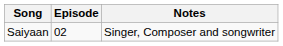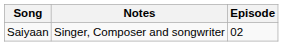columns swapped: (76, 13) <-> (190, 13)
